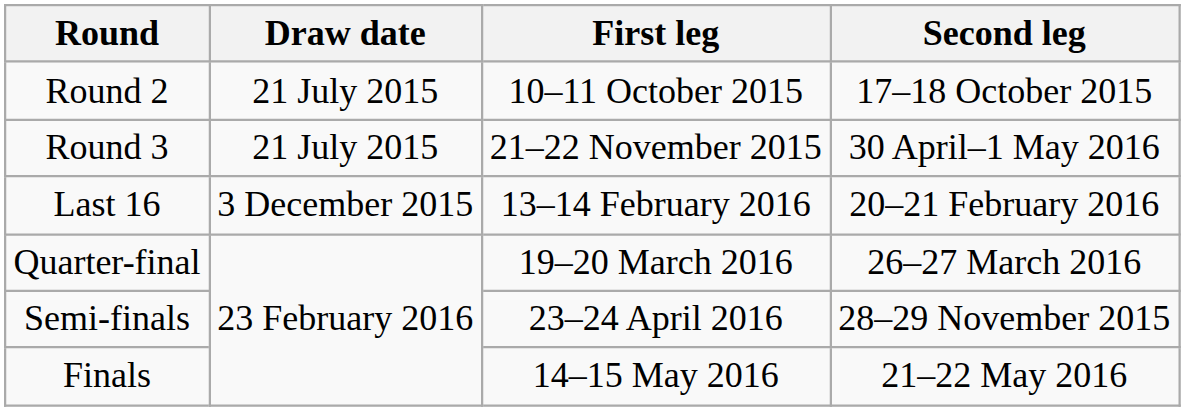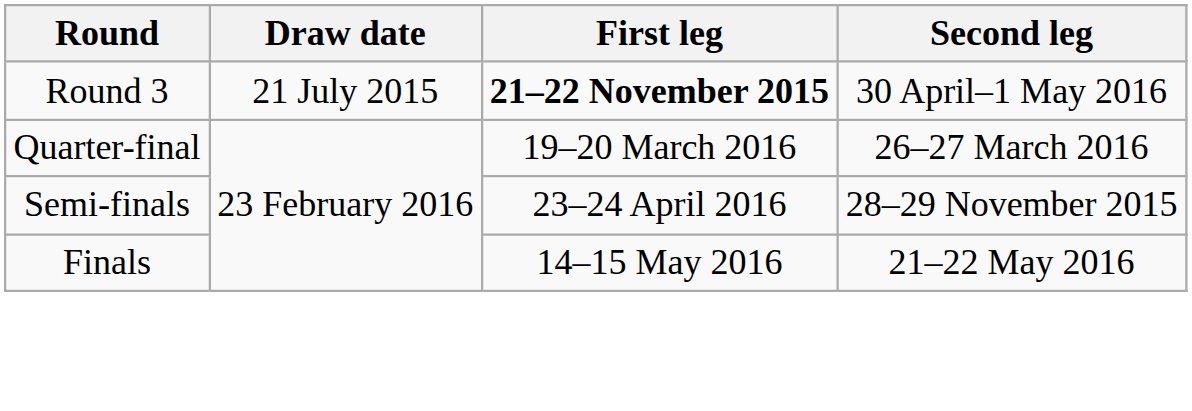- row: (107, 90)
(656, 147) normal -> (659, 90) bold
- row: (107, 204)
